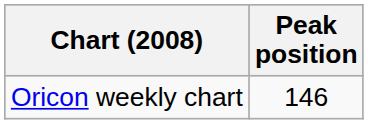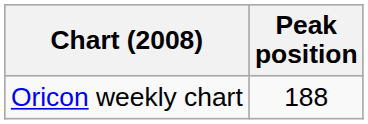(306, 97) 146 -> (306, 97) 188
